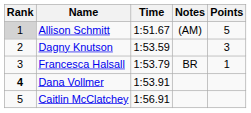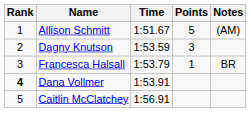columns swapped: (227, 13) <-> (190, 13)
(20, 30) lightgrey background -> (20, 30) no background
